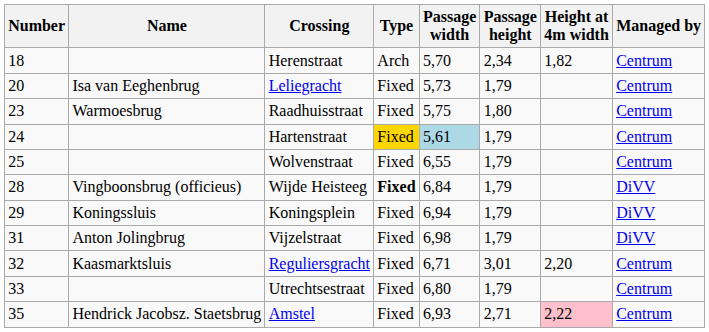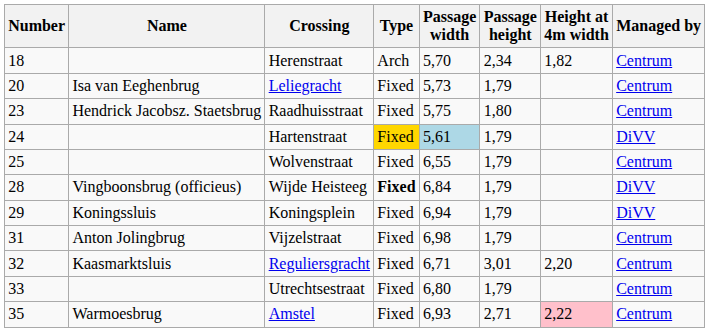(117, 111) Warmoesbrug -> (167, 111) Hendrick Jacobsz. Staetsbrug
(644, 136) Centrum -> (636, 136) DiVV
(636, 238) DiVV -> (644, 238) Centrum
(167, 314) Hendrick Jacobsz. Staetsbrug -> (117, 314) Warmoesbrug
